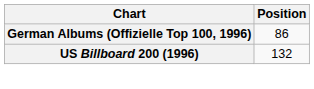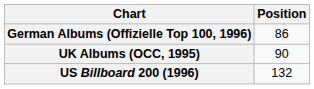+ row: (129, 53)
